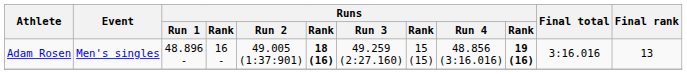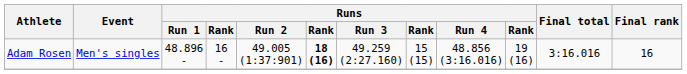(521, 54) bold -> (521, 54) normal
(647, 54) 13 -> (647, 54) 16
